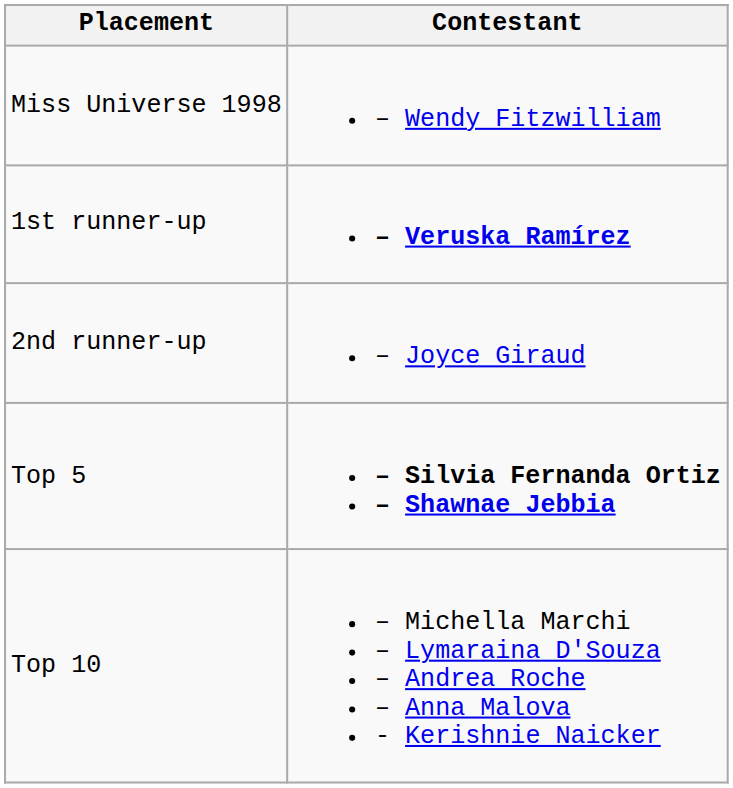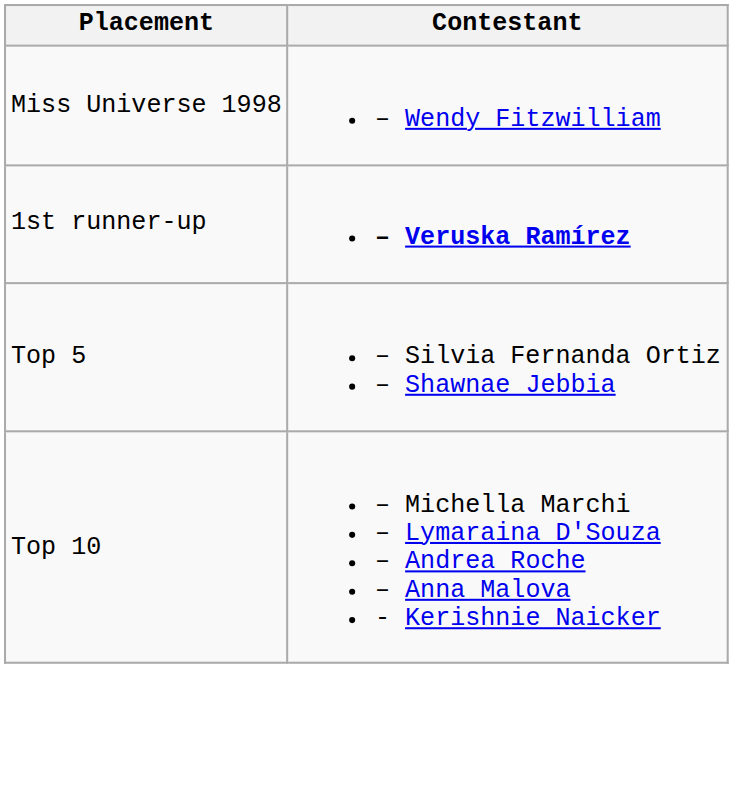- row: (109, 343)
(507, 491) bold -> (507, 372) normal
